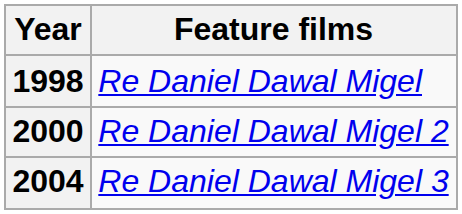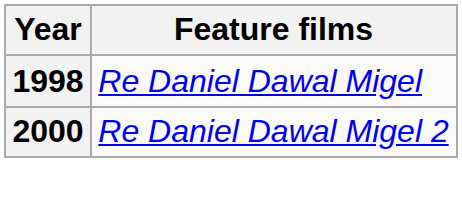- row: (48, 182)
